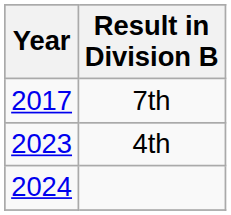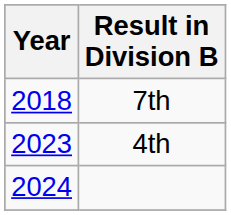(42, 100) 2017 -> (42, 100) 2018
